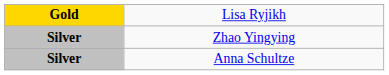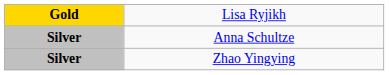rows swapped: (254, 37) <-> (254, 59)
